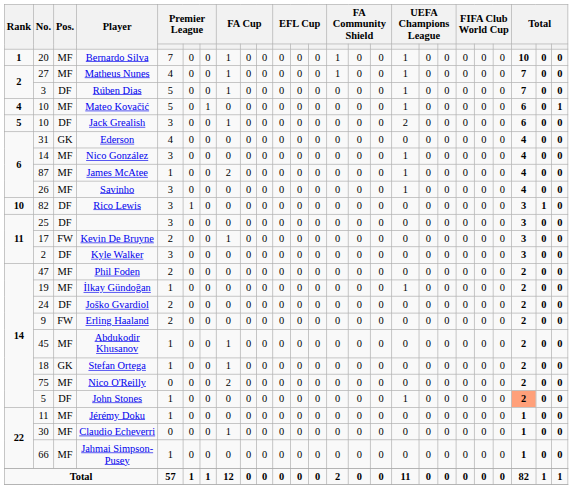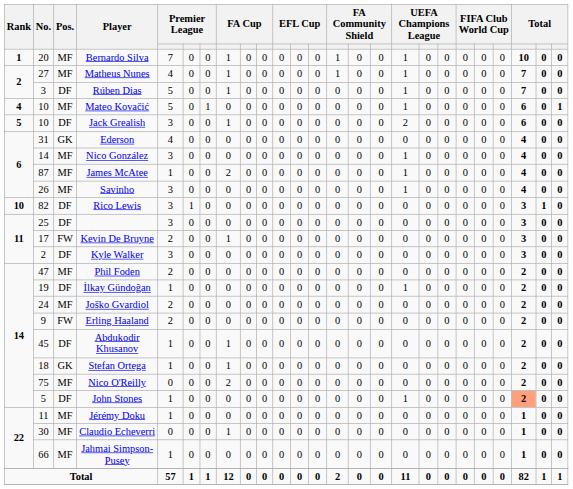(65, 288) MF -> (65, 288) DF
(65, 304) DF -> (65, 304) MF
(65, 343) MF -> (65, 343) DF
